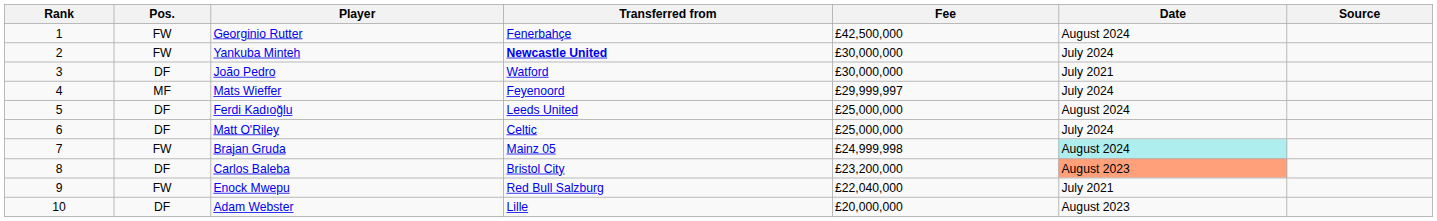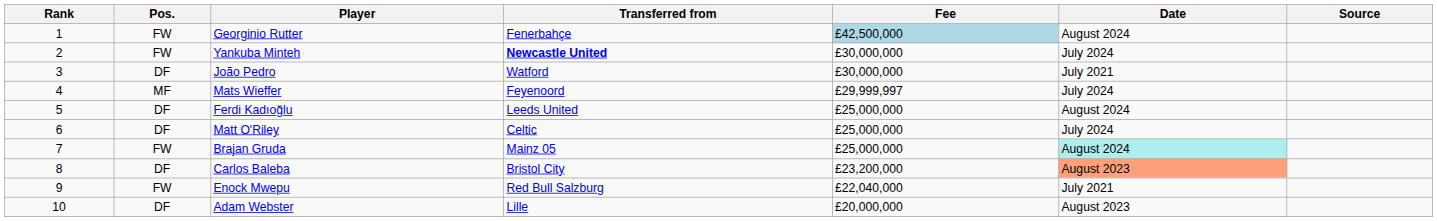(869, 33) no background -> (869, 33) lightblue background
(869, 149) £24,999,998 -> (869, 149) £25,000,000
